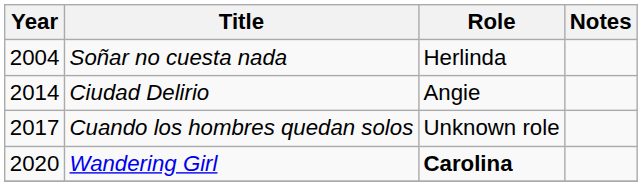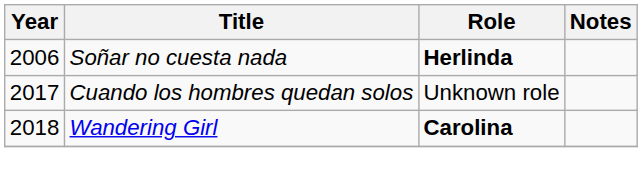(35, 57) 2004 -> (35, 57) 2006
(465, 57) normal -> (468, 57) bold
- row: (139, 92)
(35, 163) 2020 -> (35, 127) 2018
